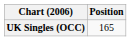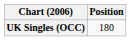(107, 28) 165 -> (107, 28) 180
